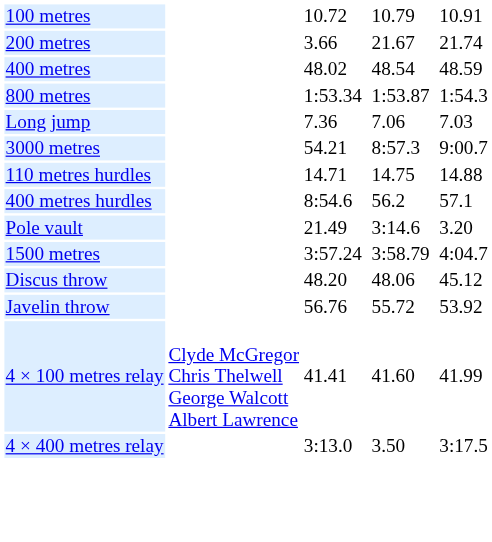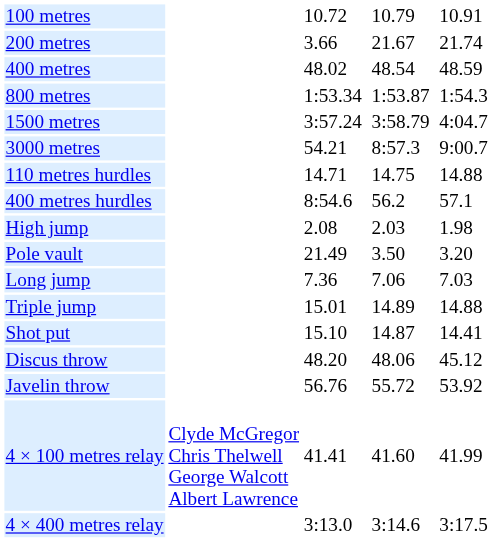rows swapped: (53, 253) <-> (48, 121)
+ row: (47, 227)
(396, 227) 3:14.6 -> (388, 253) 3.50
+ row: (51, 306)
+ row: (38, 333)
(388, 445) 3.50 -> (396, 525) 3:14.6
